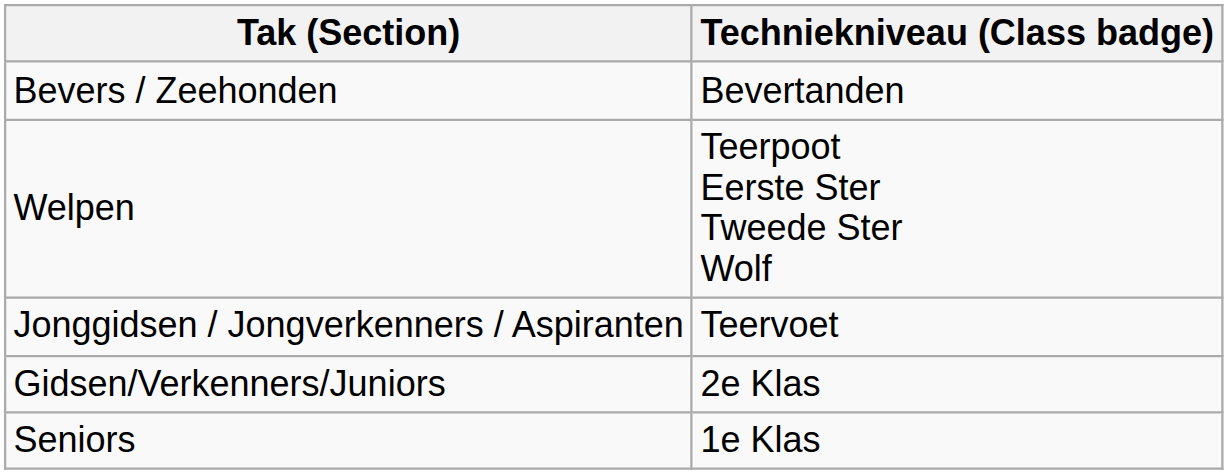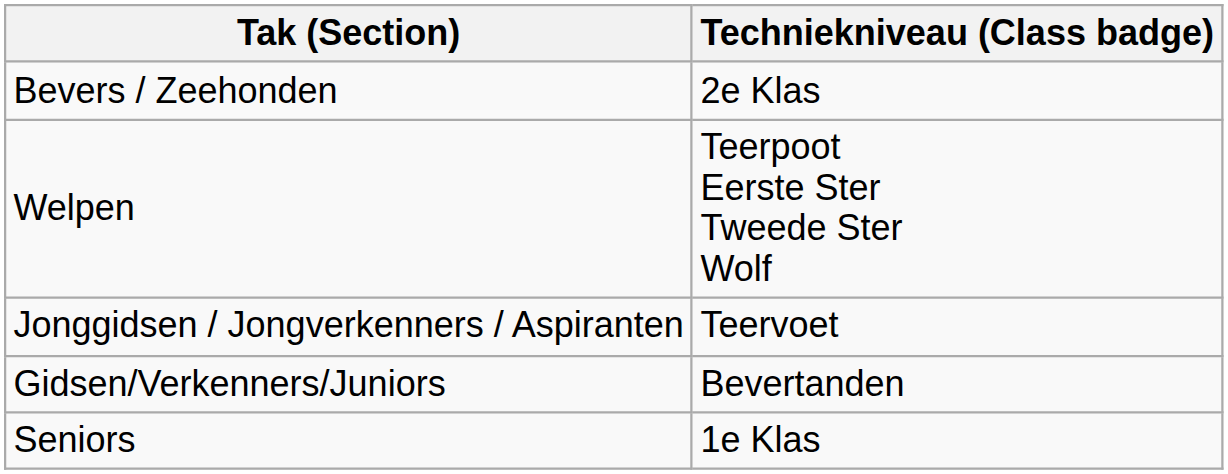(803, 90) Bevertanden -> (760, 90) 2e Klas
(760, 382) 2e Klas -> (803, 382) Bevertanden
